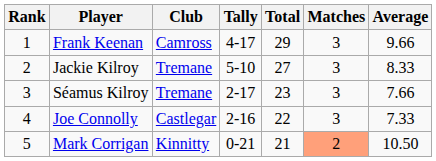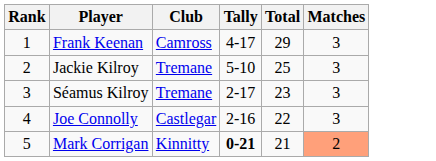- column: (400, 17)
(283, 67) 27 -> (283, 67) 25
(241, 144) normal -> (241, 144) bold
